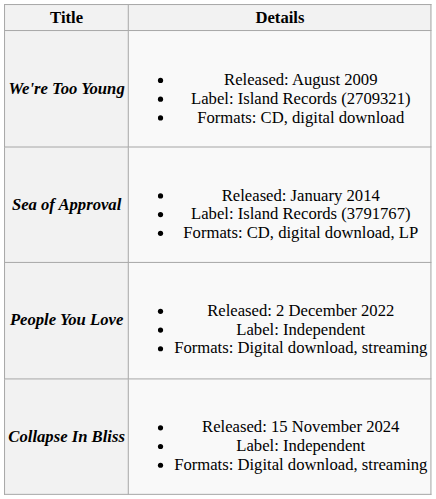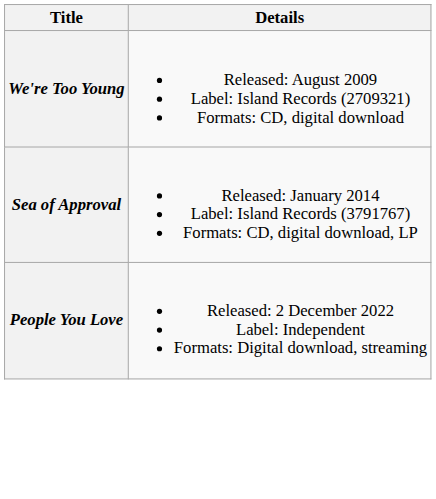- row: (67, 436)
